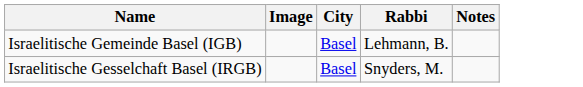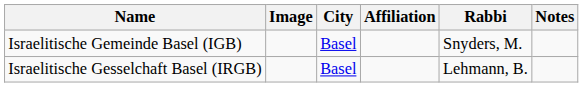+ column: (400, 17)
(406, 43) Lehmann, B. -> (483, 43) Snyders, M.
(404, 69) Snyders, M. -> (485, 69) Lehmann, B.
